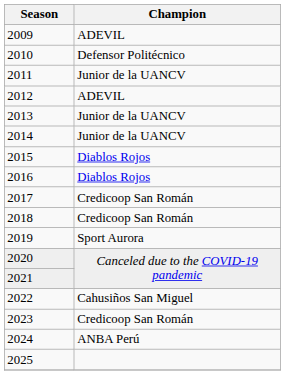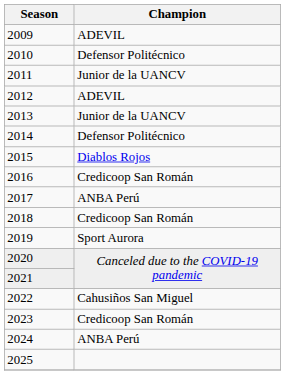(131, 136) Junior de la UANCV -> (131, 136) Defensor Politécnico
(114, 177) Diablos Rojos -> (135, 177) Credicoop San Román
(135, 197) Credicoop San Román -> (108, 197) ANBA Perú
